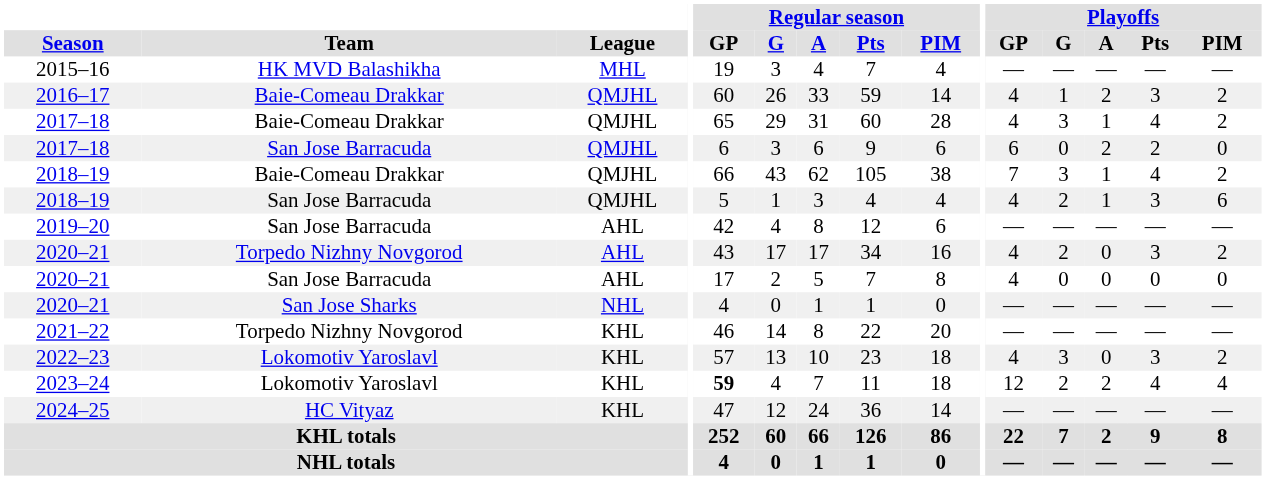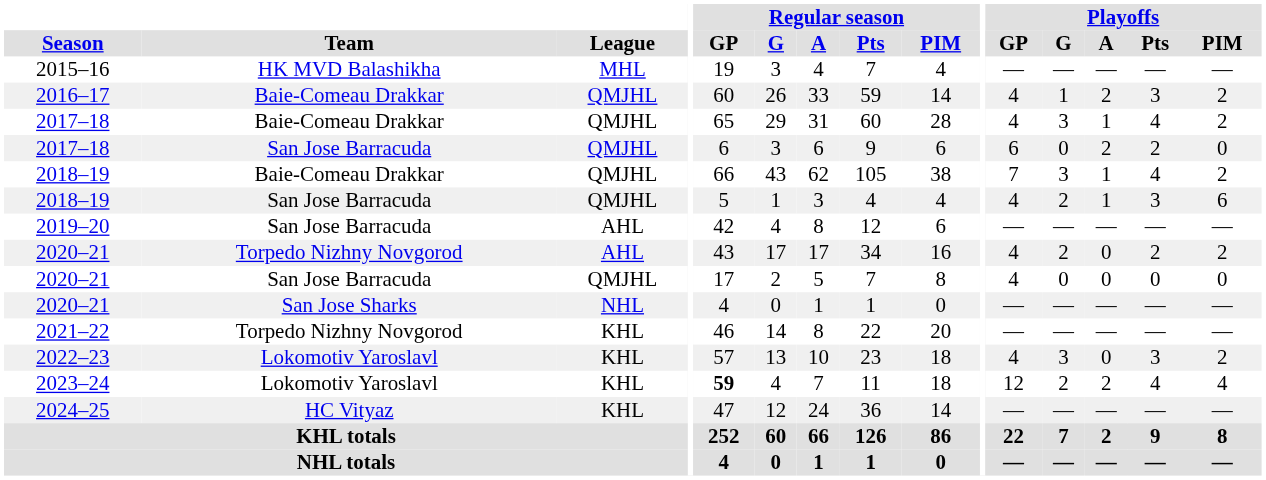(1155, 252) 3 -> (1155, 252) 2
(622, 278) AHL -> (622, 278) QMJHL
